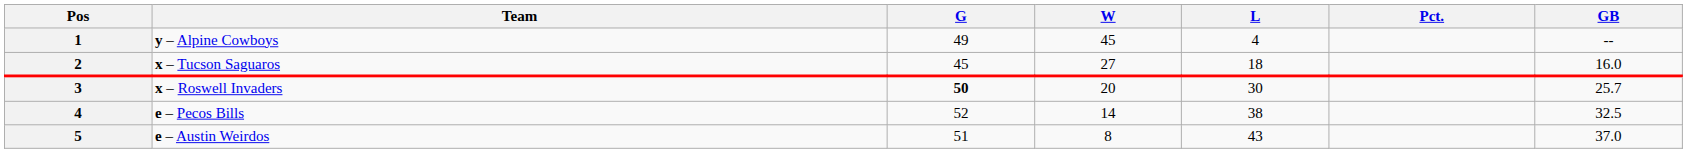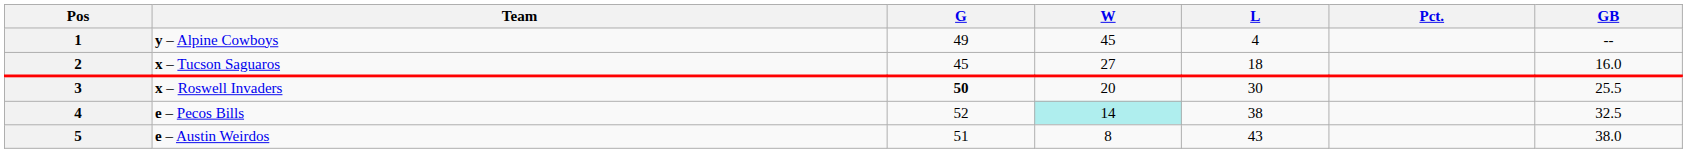(1608, 88) 25.7 -> (1608, 88) 25.5
(1108, 112) no background -> (1108, 112) paleturquoise background
(1608, 136) 37.0 -> (1608, 136) 38.0
